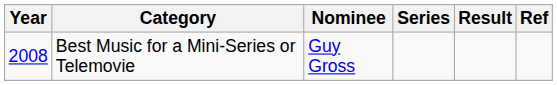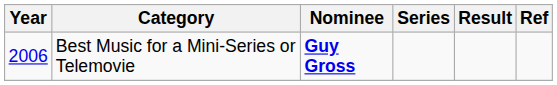(28, 56) 2008 -> (28, 56) 2006
(332, 56) normal -> (330, 56) bold
